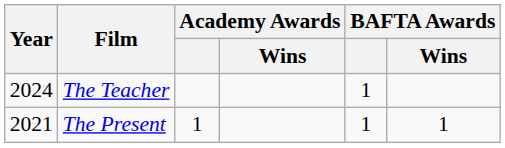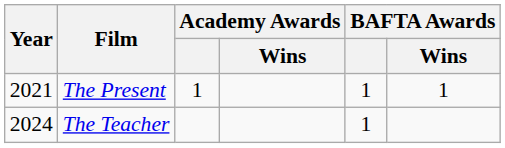rows swapped: (116, 90) <-> (114, 124)
